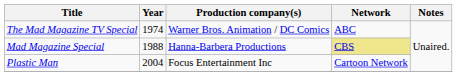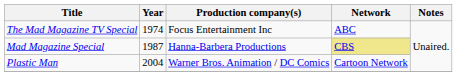(249, 29) Warner Bros. Animation / DC Comics -> (220, 29) Focus Entertainment Inc
(153, 46) 1988 -> (153, 46) 1987
(220, 63) Focus Entertainment Inc -> (249, 63) Warner Bros. Animation / DC Comics
